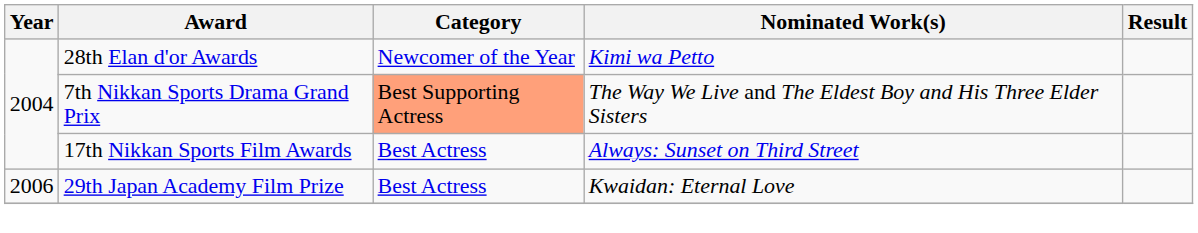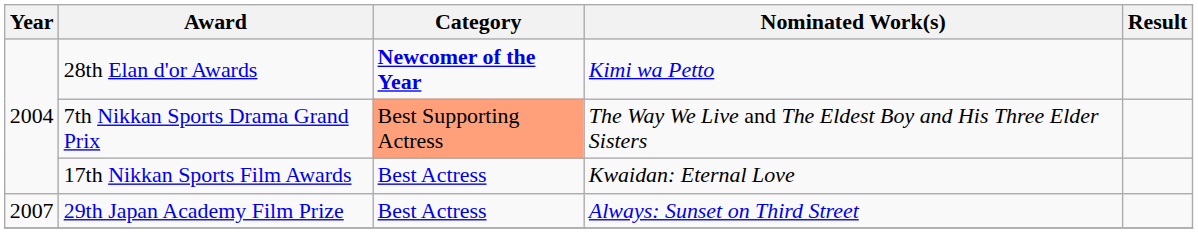(476, 56) normal -> (457, 68) bold
(724, 150) Always: Sunset on Third Street -> (692, 175) Kwaidan: Eternal Love
(32, 185) 2006 -> (32, 210) 2007
(692, 185) Kwaidan: Eternal Love -> (724, 210) Always: Sunset on Third Street
